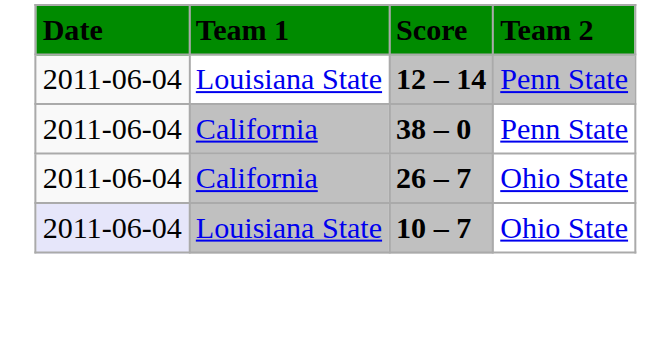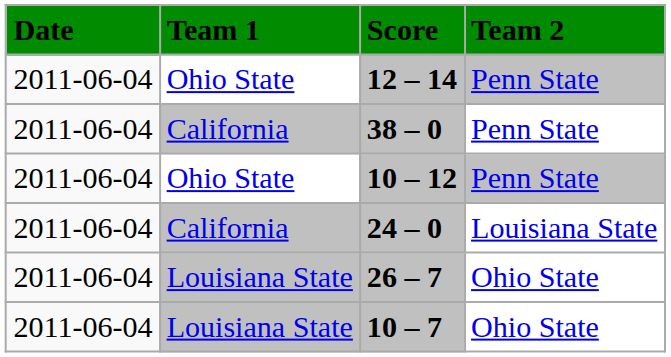(289, 78) Louisiana State -> (231, 78) Ohio State
+ row: (412, 178)
+ row: (404, 227)
(257, 178) California -> (260, 277) Louisiana State
(112, 227) lavender background -> (83, 327) no background
